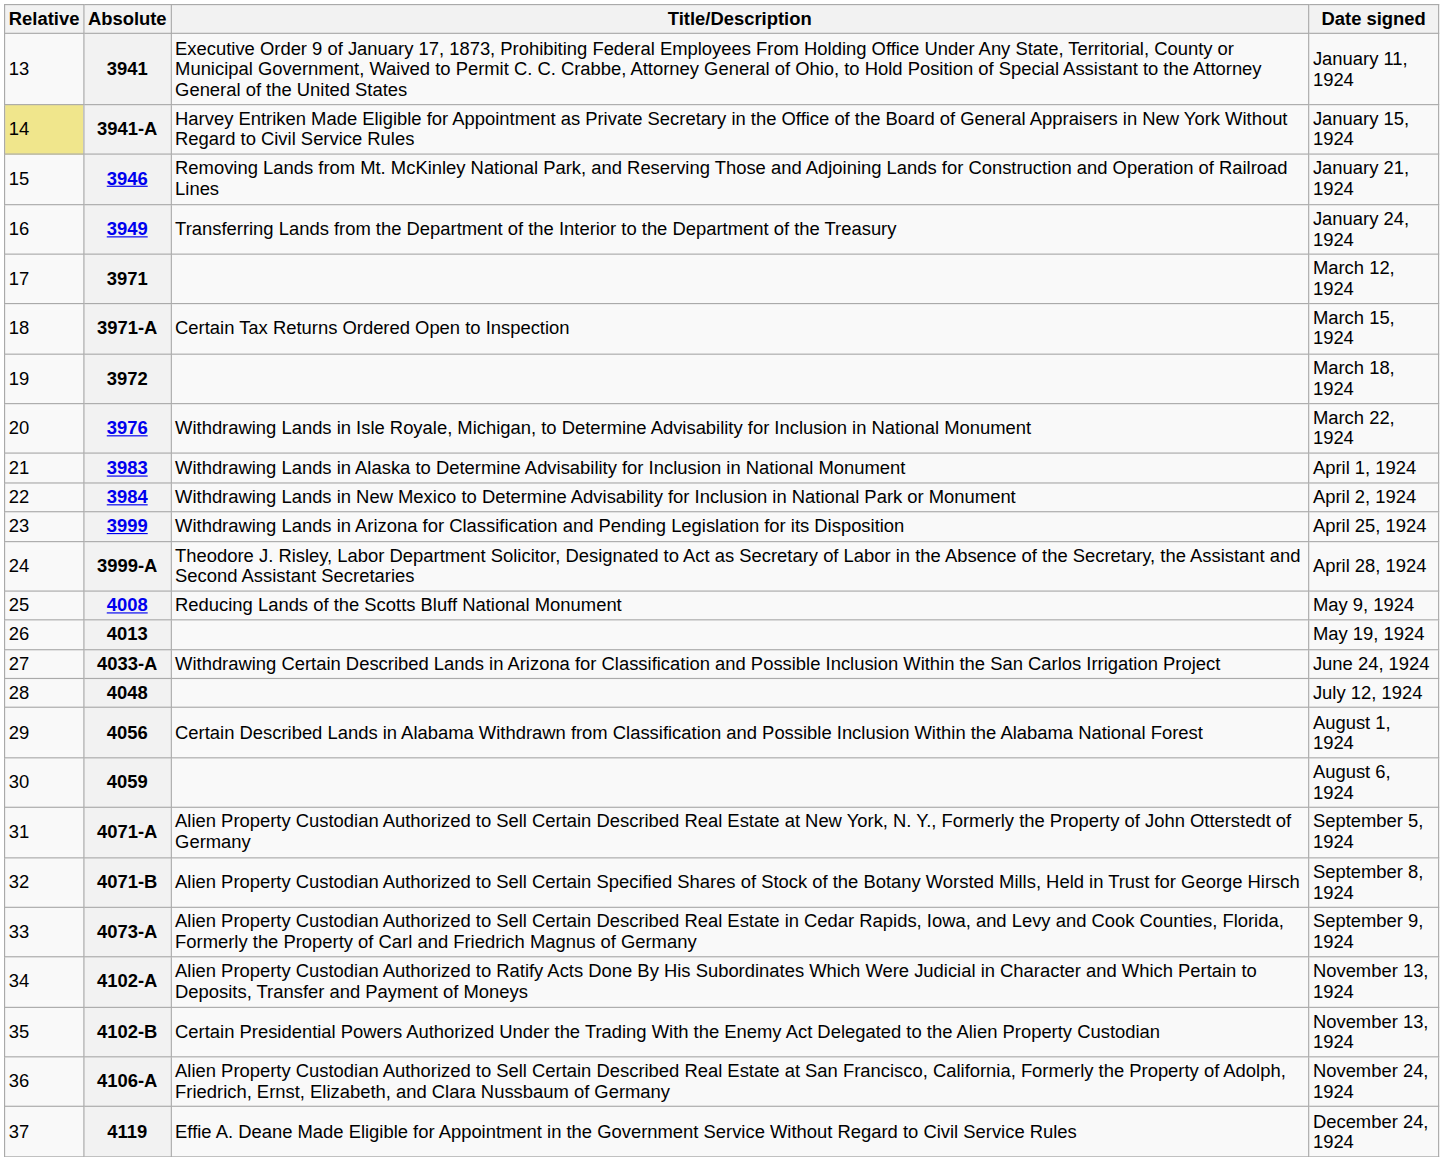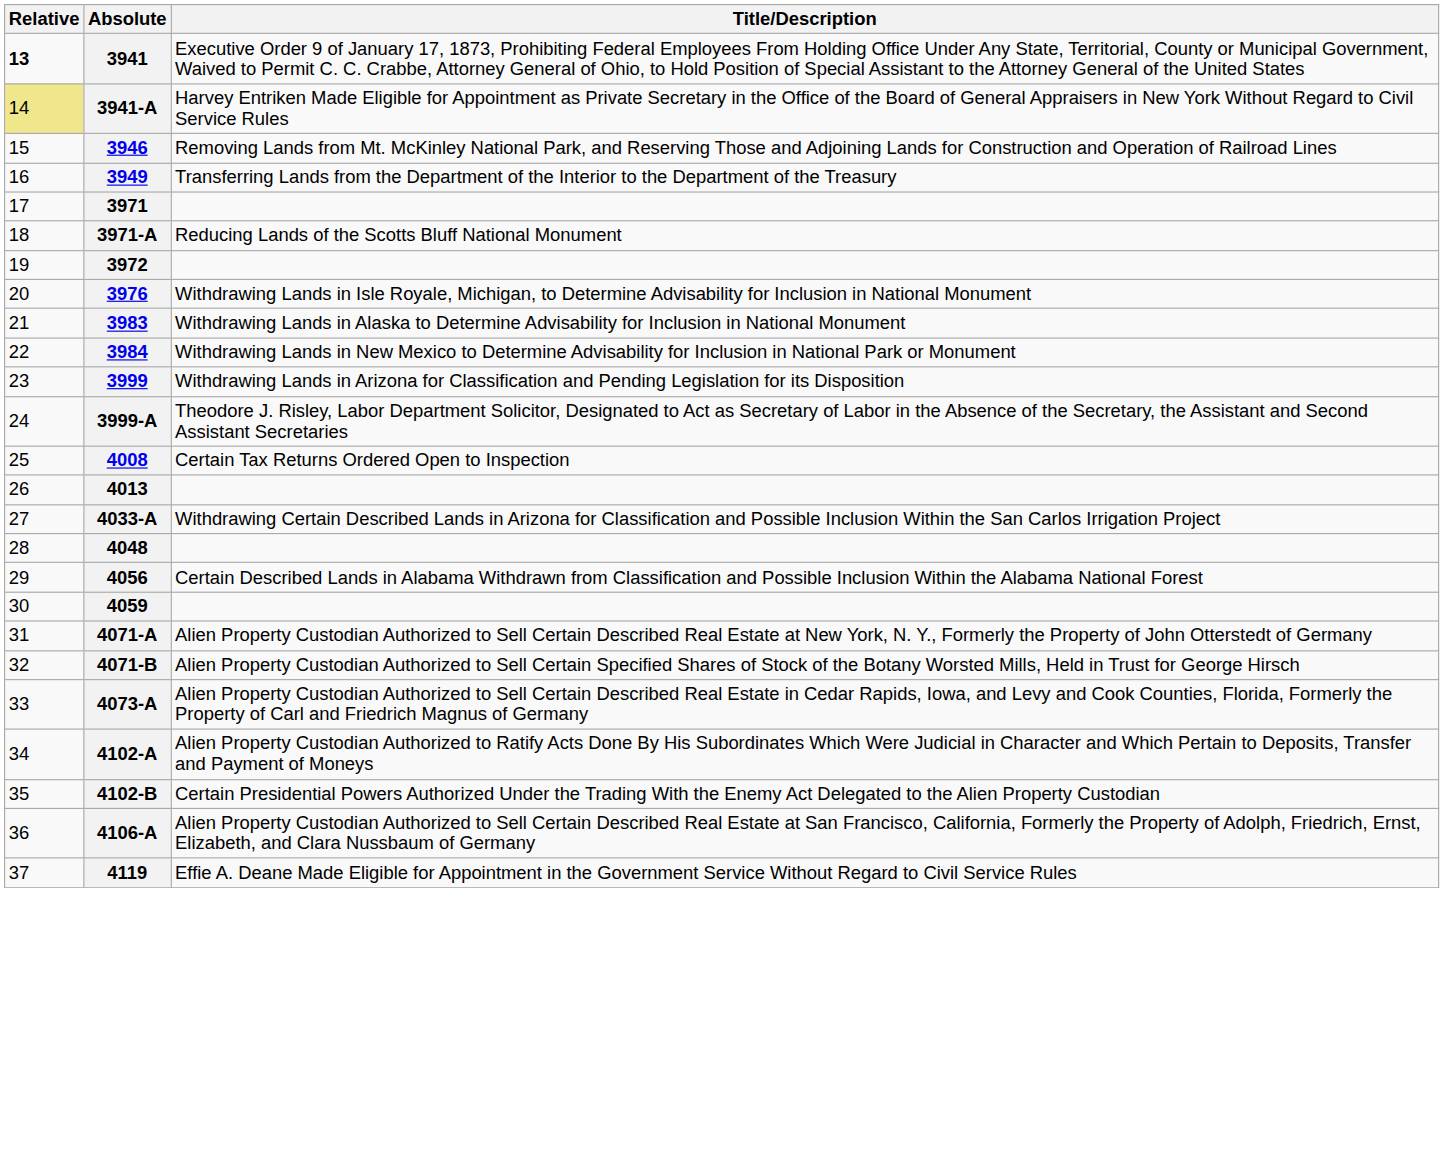- column: (1374, 19)
(19, 68) normal -> (19, 58) bold
(372, 328) Certain Tax Returns Ordered Open to Inspection -> (398, 235) Reducing Lands of the Scotts Bluff National Monument
(398, 605) Reducing Lands of the Scotts Bluff National Monument -> (372, 460) Certain Tax Returns Ordered Open to Inspection
